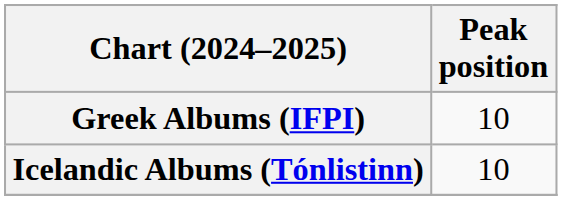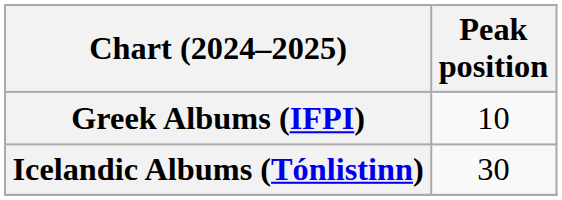(493, 169) 10 -> (493, 169) 30
